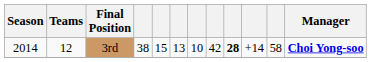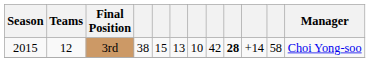(25, 47) 2014 -> (25, 47) 2015
(326, 47) bold -> (325, 47) normal
